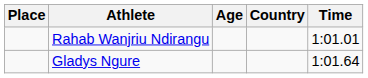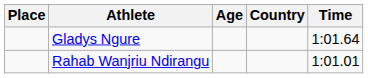rows swapped: (131, 38) <-> (96, 61)
